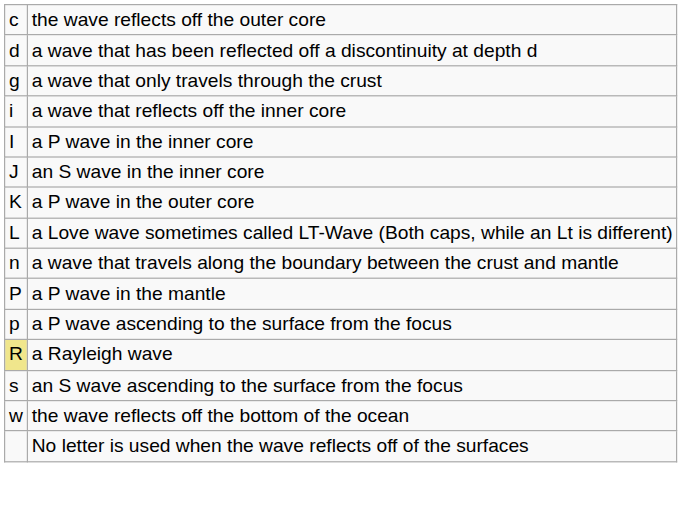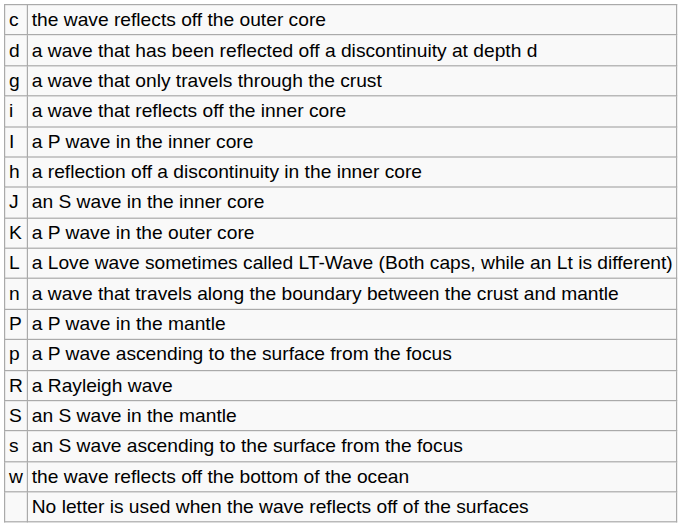+ row: (227, 171)
(16, 354) khaki background -> (16, 385) no background
+ row: (134, 415)
